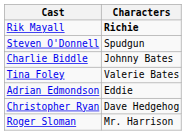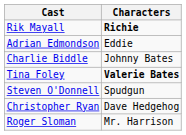rows swapped: (53, 91) <-> (53, 44)
(142, 75) normal -> (142, 75) bold
